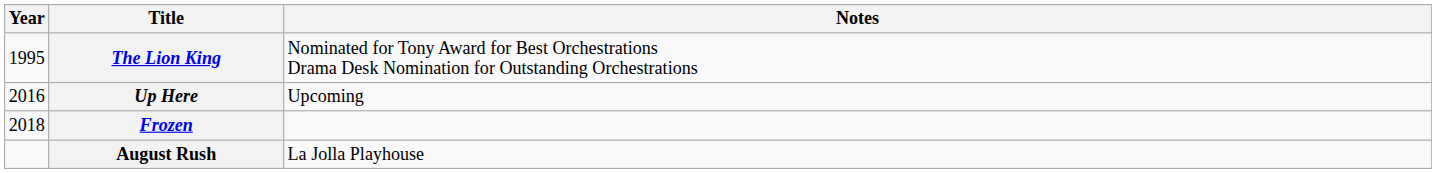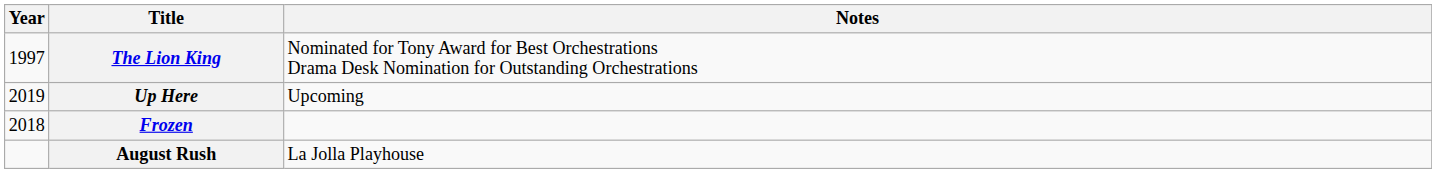(27, 57) 1995 -> (27, 57) 1997
(27, 96) 2016 -> (27, 96) 2019
